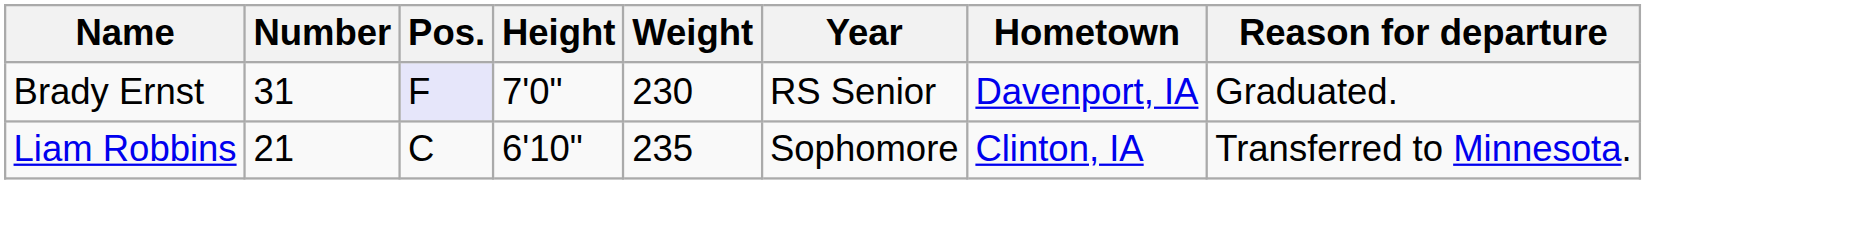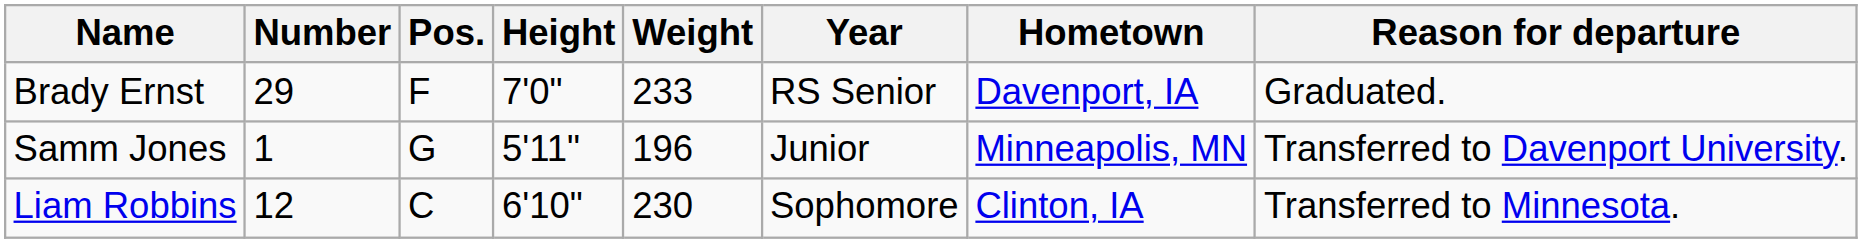(274, 91) 31 -> (274, 91) 29
(419, 91) lavender background -> (419, 91) no background
(663, 91) 230 -> (663, 91) 233
+ row: (120, 149)
(274, 149) 21 -> (274, 206) 12
(663, 149) 235 -> (663, 206) 230
